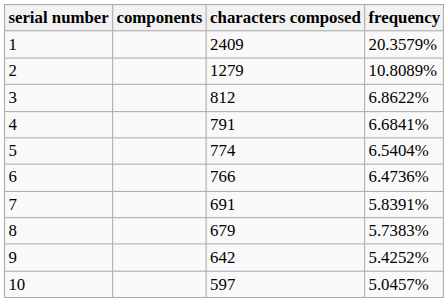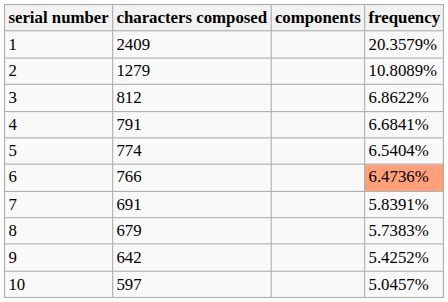columns swapped: (159, 17) <-> (285, 17)
(399, 177) no background -> (399, 177) lightsalmon background
